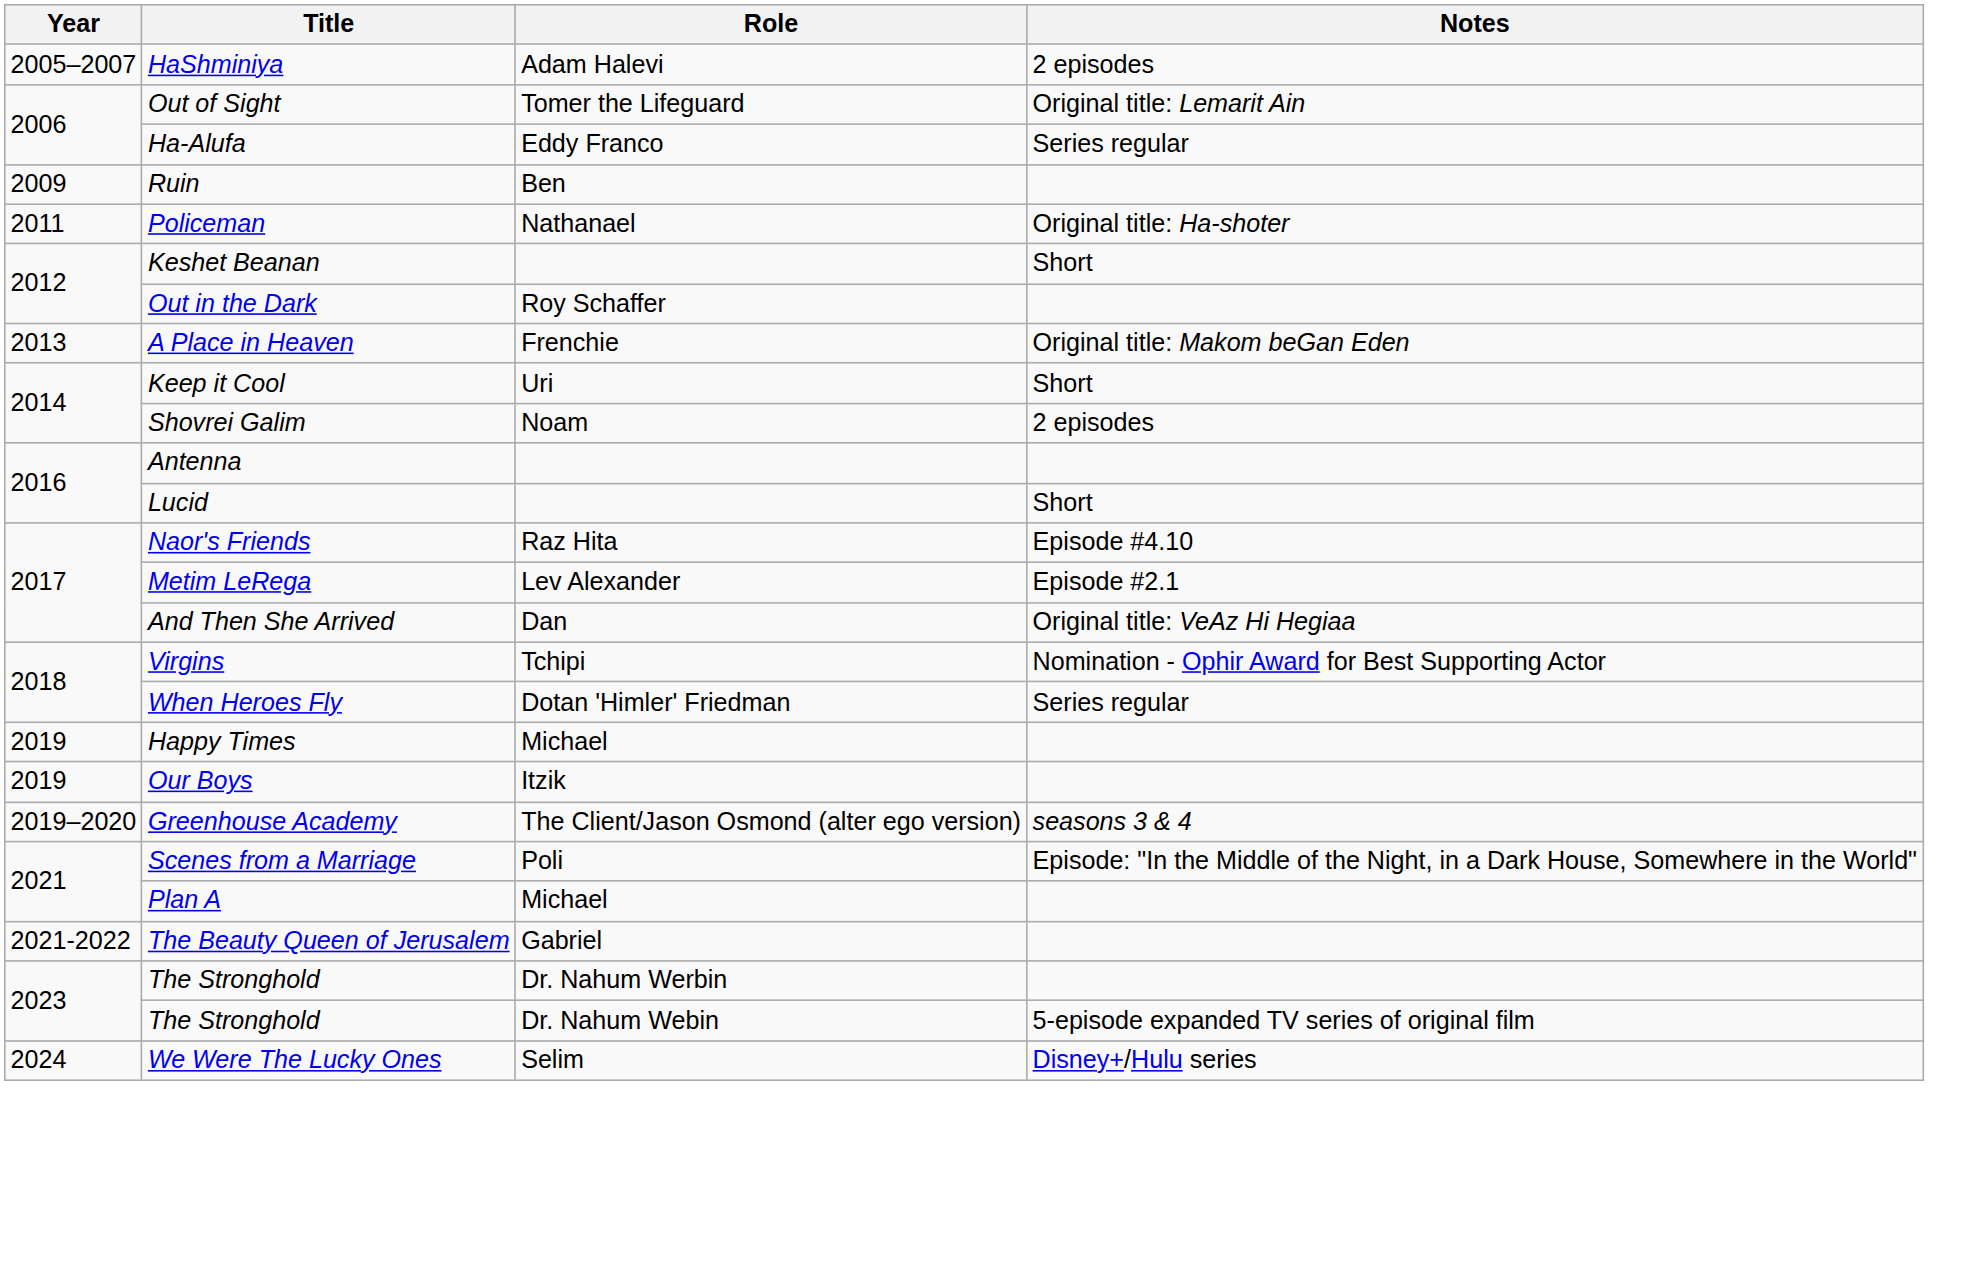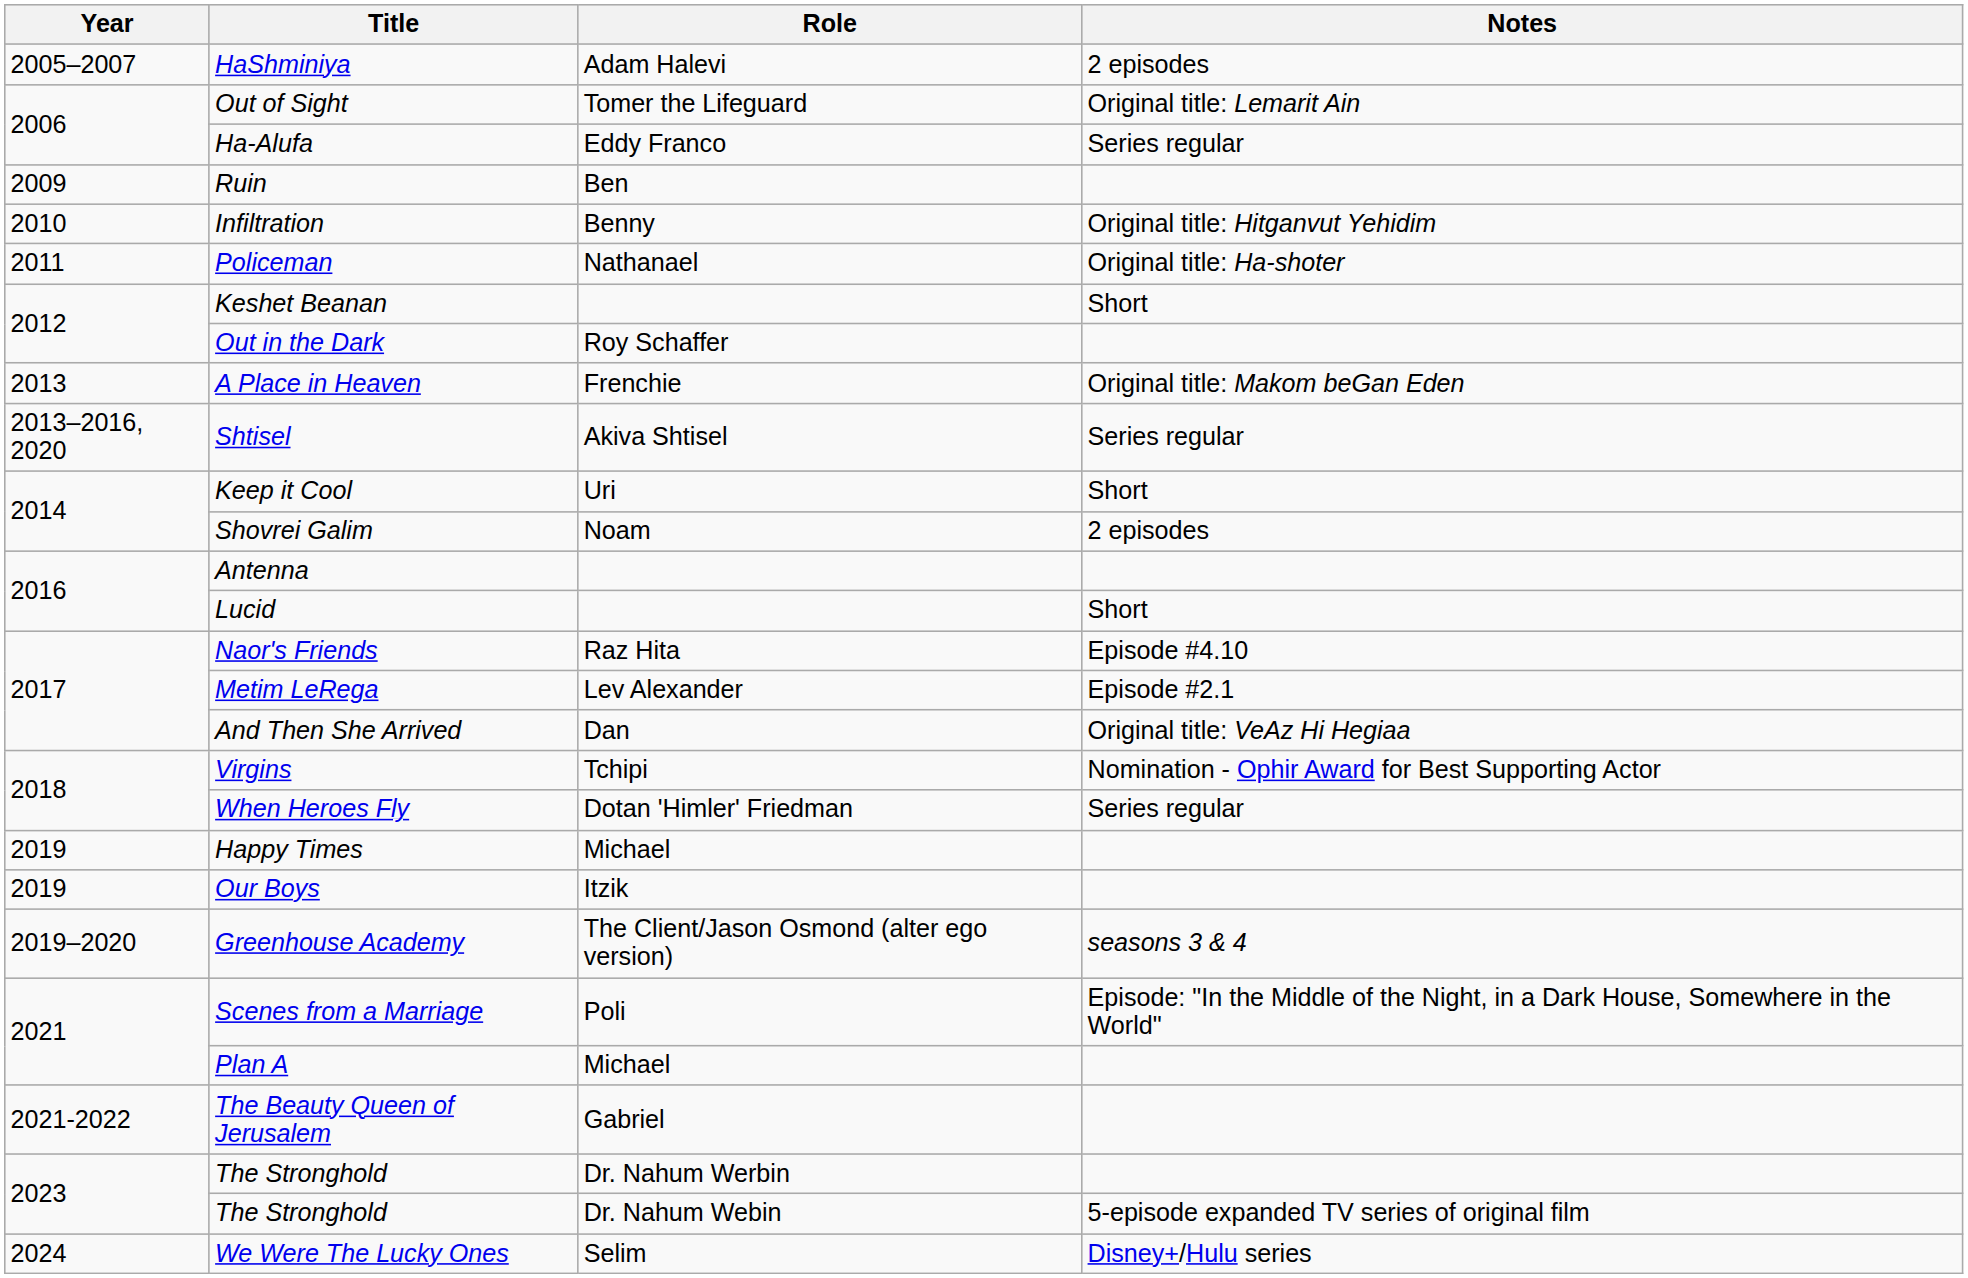+ row: (270, 223)
+ row: (253, 436)
